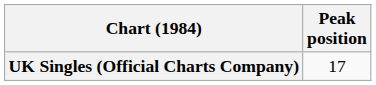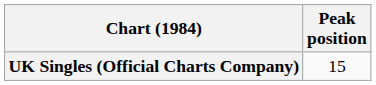(337, 66) 17 -> (337, 66) 15
